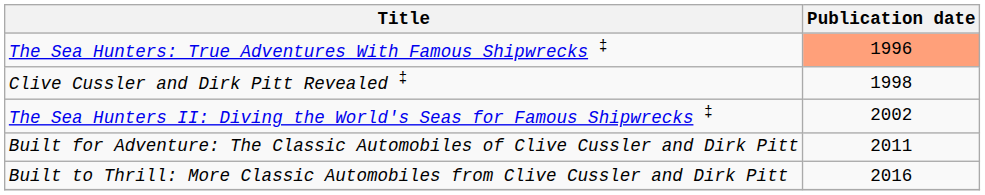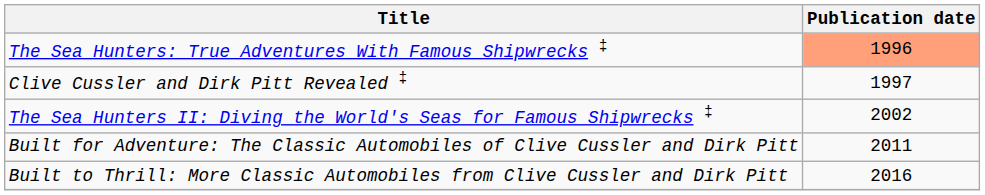(891, 83) 1998 -> (891, 83) 1997
